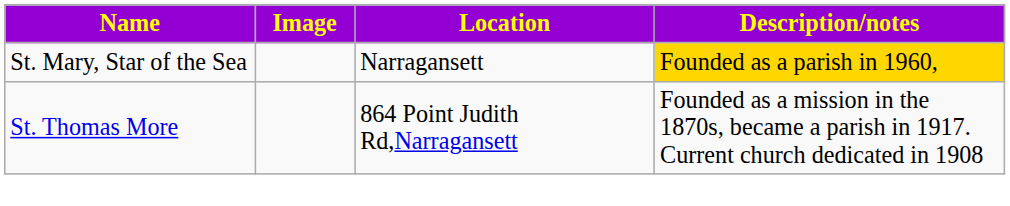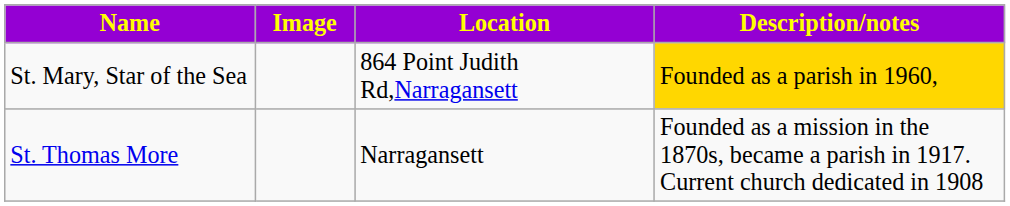(422, 61) Narragansett -> (439, 75) 864 Point Judith Rd,Narragansett
(439, 127) 864 Point Judith Rd,Narragansett -> (422, 154) Narragansett
